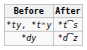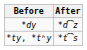rows swapped: (29, 25) <-> (29, 38)
